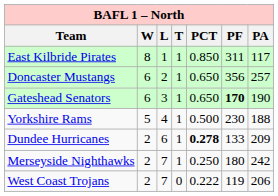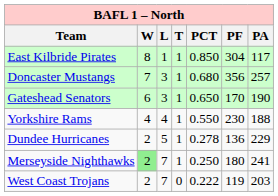(235, 56) 311 -> (235, 56) 304
(147, 77) 6 -> (147, 77) 7
(164, 77) 2 -> (164, 77) 3
(204, 77) 0.650 -> (204, 77) 0.680
(235, 98) bold -> (235, 98) normal
(147, 118) 5 -> (147, 118) 4
(204, 118) 0.500 -> (204, 118) 0.550
(164, 139) 6 -> (164, 139) 5
(204, 139) bold -> (204, 139) normal
(235, 139) 133 -> (235, 139) 136
(261, 139) 209 -> (261, 139) 229
(147, 160) no background -> (147, 160) lightgreen background
(261, 160) 242 -> (261, 160) 241
(261, 181) 206 -> (261, 181) 203
